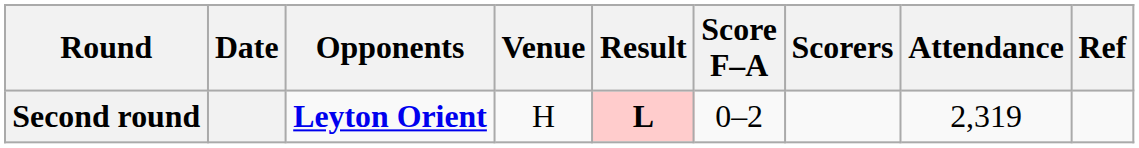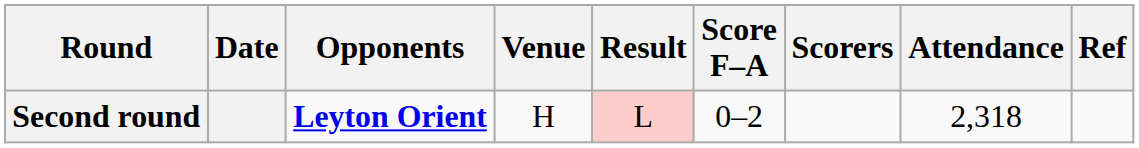(643, 116) bold -> (643, 116) normal
(986, 116) 2,319 -> (986, 116) 2,318
